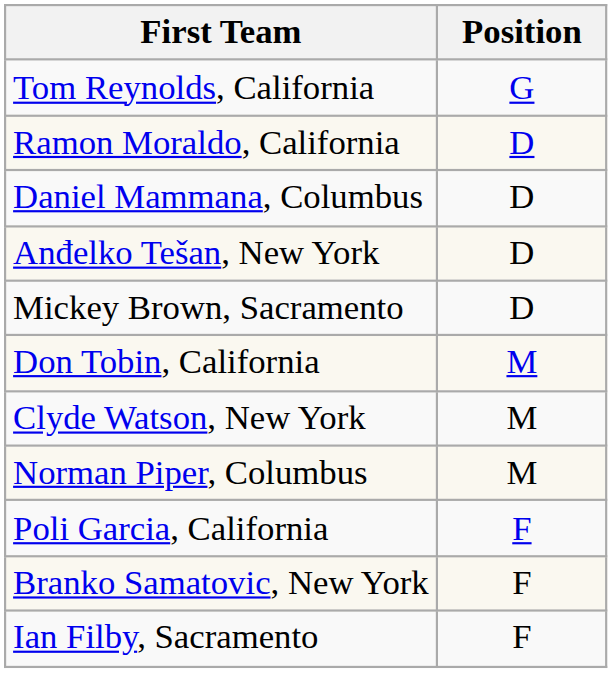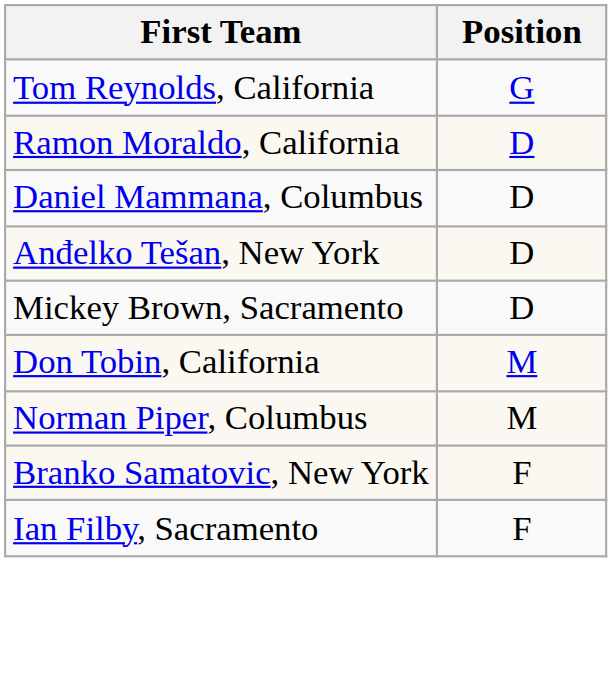- row: (189, 417)
- row: (171, 527)
